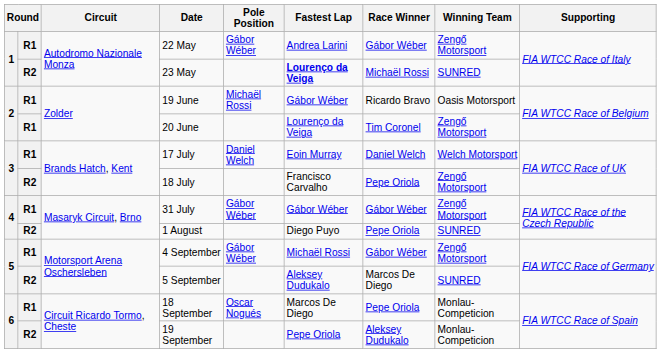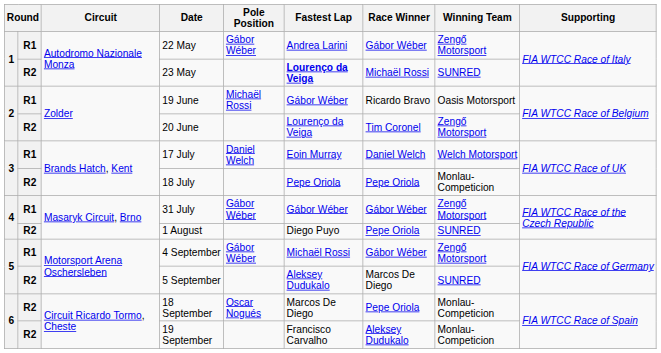(30, 127) R1 -> (30, 127) R2
(309, 182) Francisco Carvalho -> (314, 182) Pepe Oriola
(462, 182) Zengő Motorsport -> (466, 182) Monlau-Competicion
(30, 307) R1 -> (30, 307) R2
(314, 334) Pepe Oriola -> (309, 334) Francisco Carvalho
